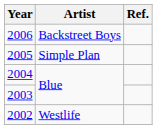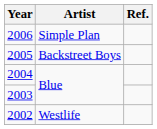(80, 34) Backstreet Boys -> (69, 34) Simple Plan
(69, 54) Simple Plan -> (80, 54) Backstreet Boys
